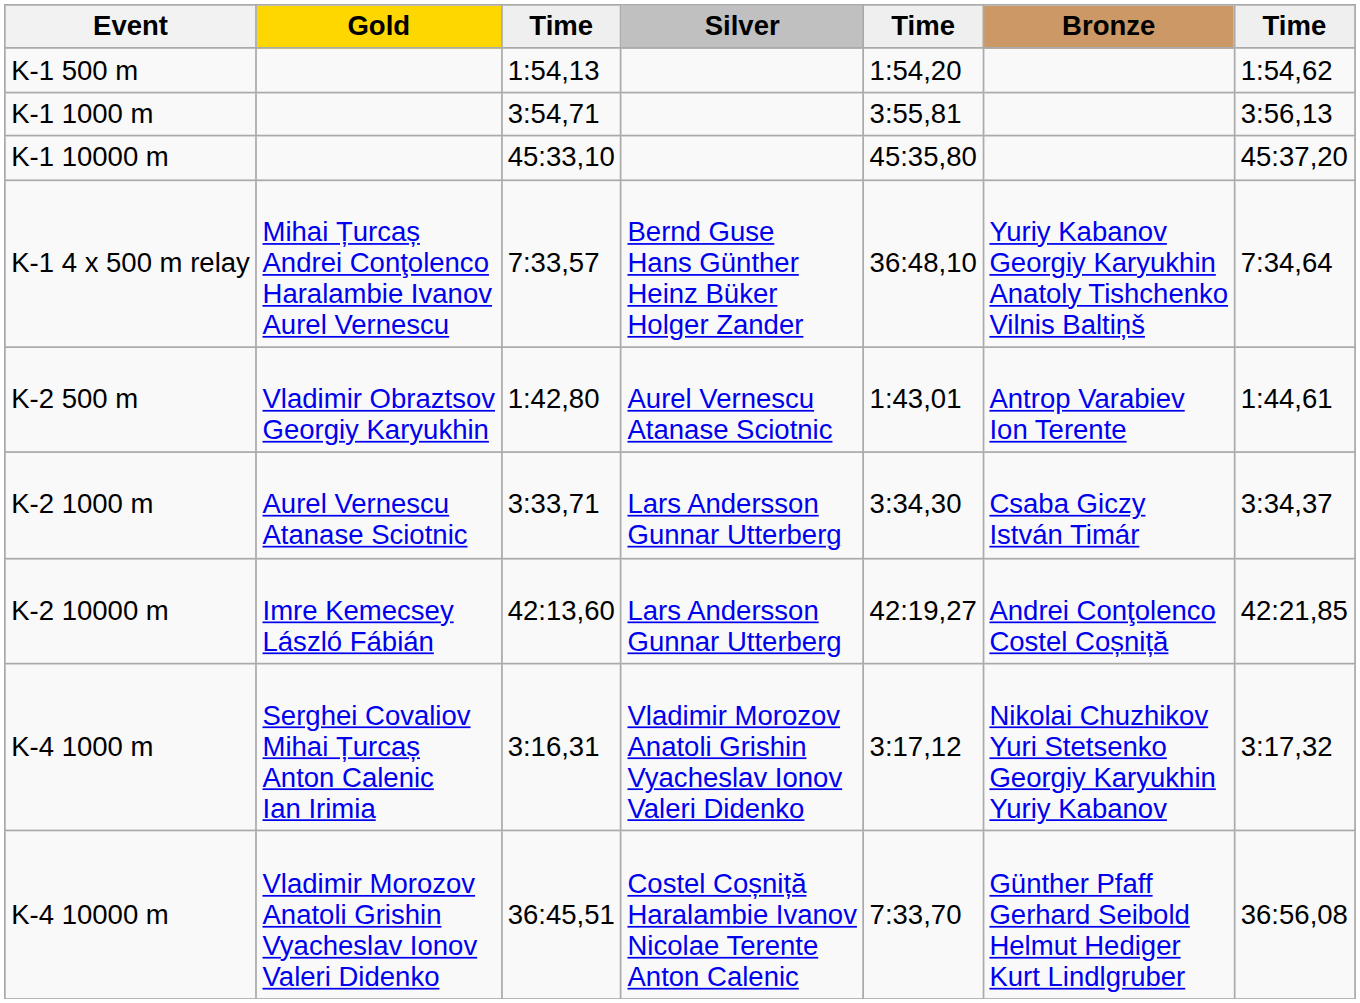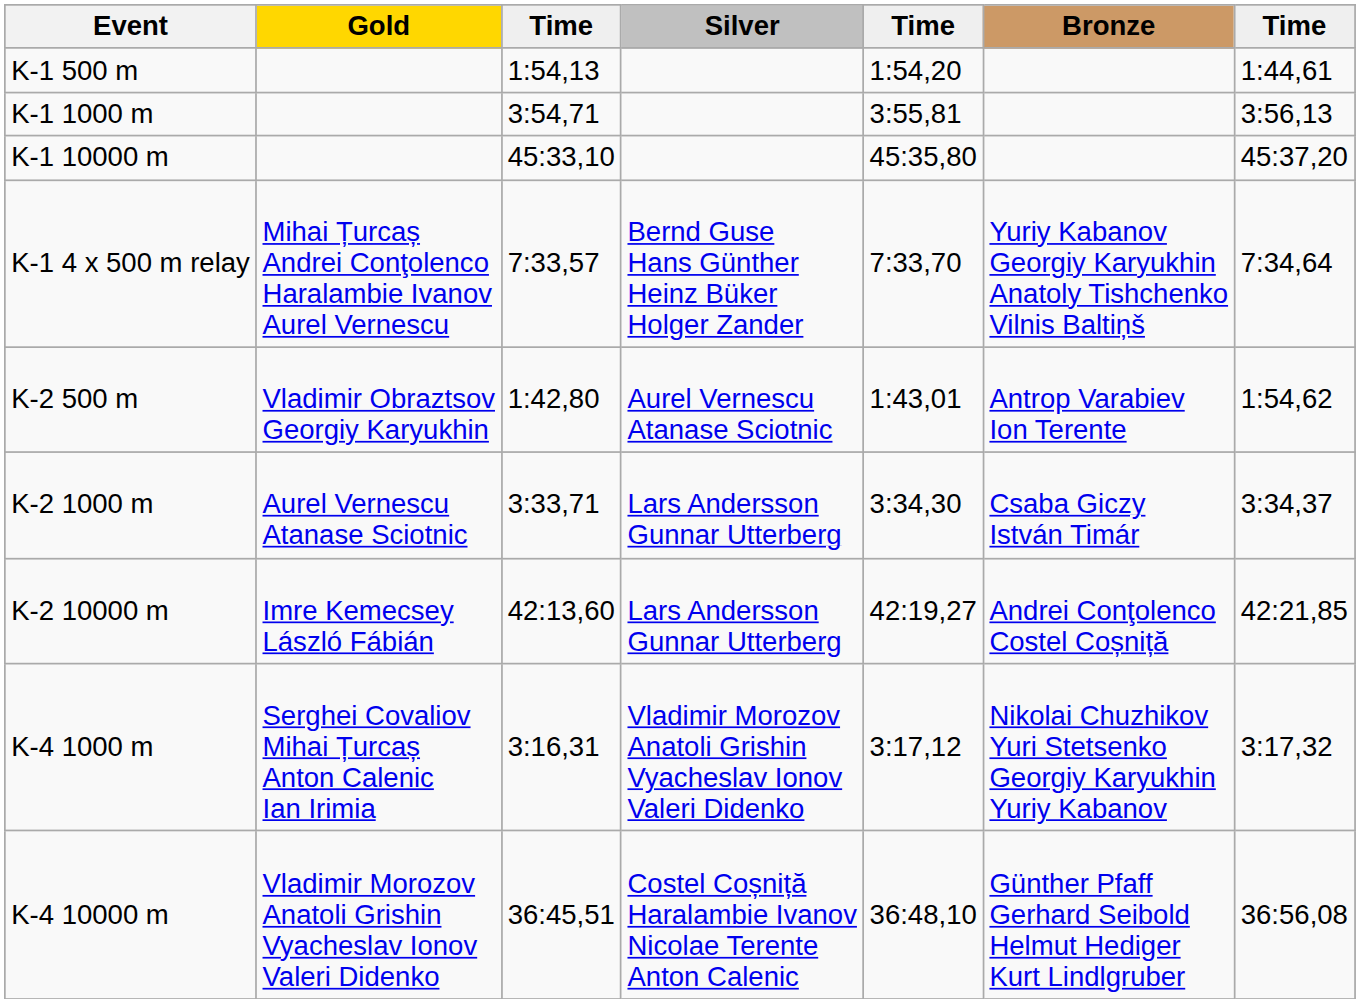(1287, 69) 1:54,62 -> (1287, 69) 1:44,61
(923, 262) 36:48,10 -> (916, 262) 7:33,70
(1287, 399) 1:44,61 -> (1287, 399) 1:54,62
(916, 914) 7:33,70 -> (923, 914) 36:48,10
